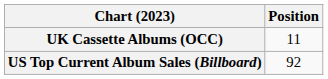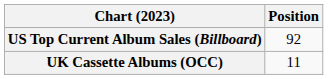rows swapped: (135, 39) <-> (135, 62)
